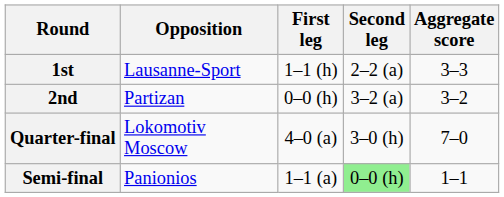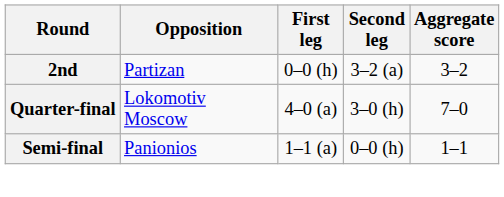- row: (63, 69)
(377, 177) lightgreen background -> (377, 148) no background
